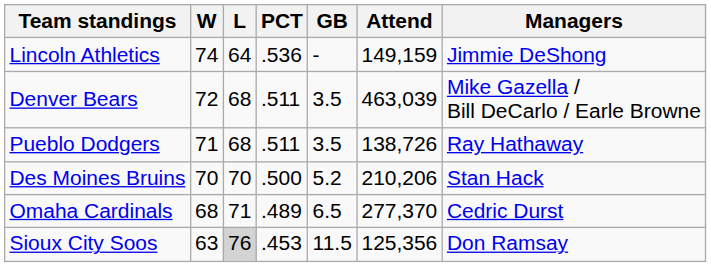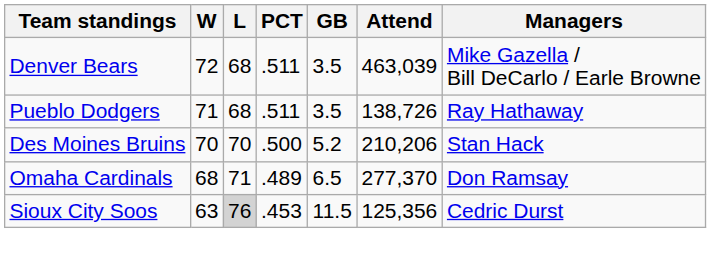- row: (85, 54)
(505, 210) Cedric Durst -> (508, 177) Don Ramsay
(508, 244) Don Ramsay -> (505, 210) Cedric Durst
